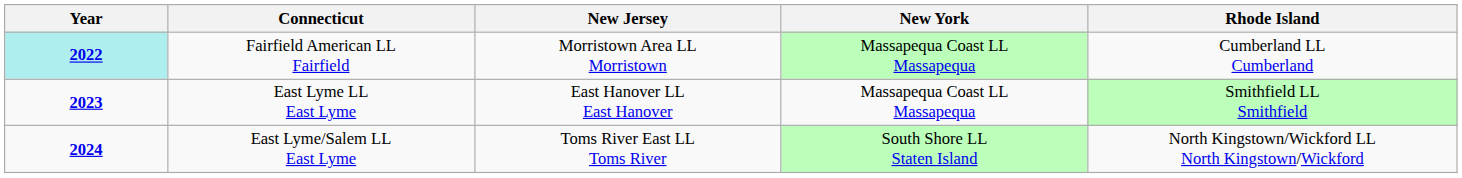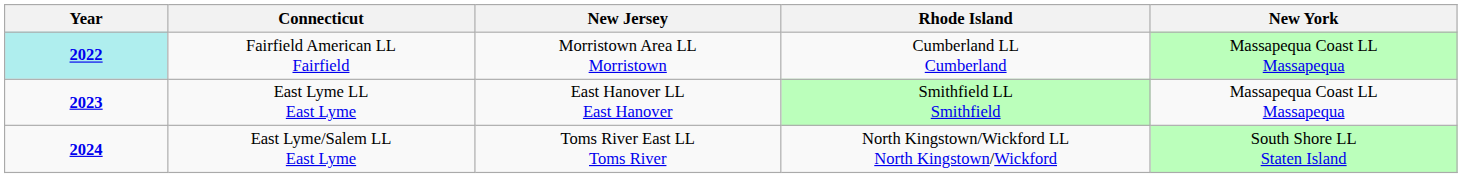columns swapped: (934, 18) <-> (1272, 18)
